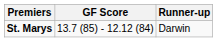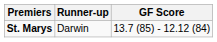columns swapped: (105, 12) <-> (184, 12)
